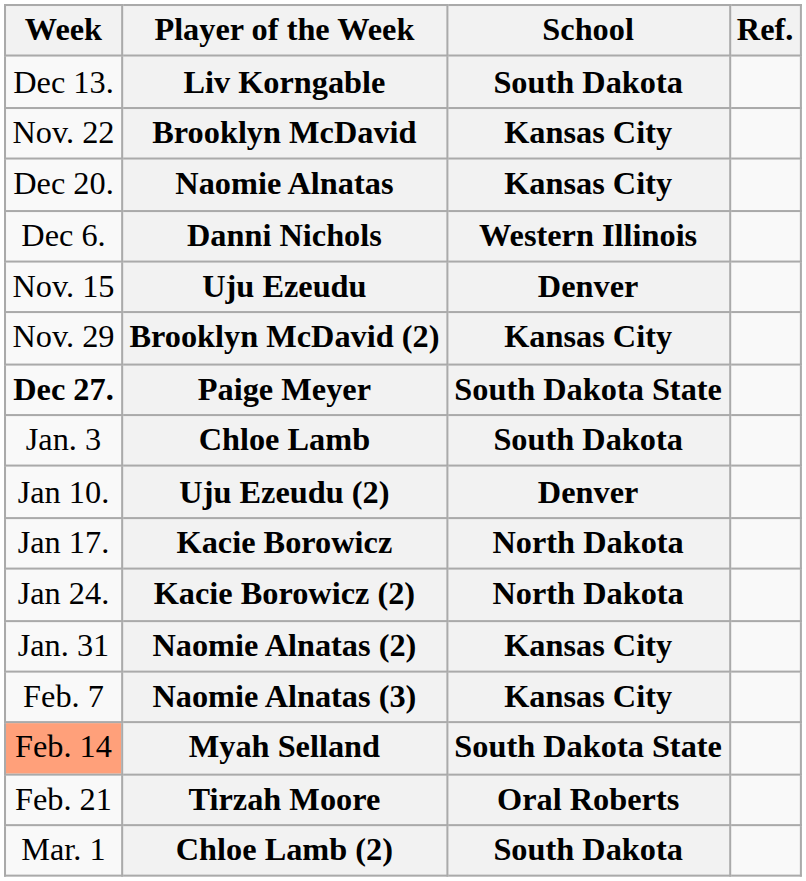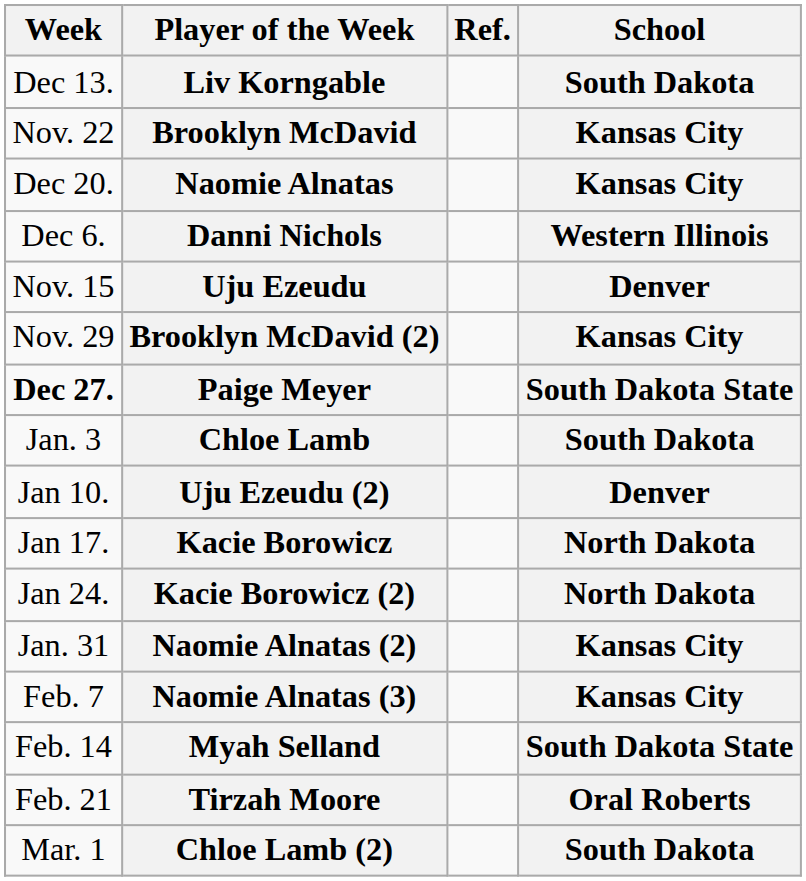columns swapped: (588, 30) <-> (765, 30)
(63, 747) lightsalmon background -> (63, 747) no background
